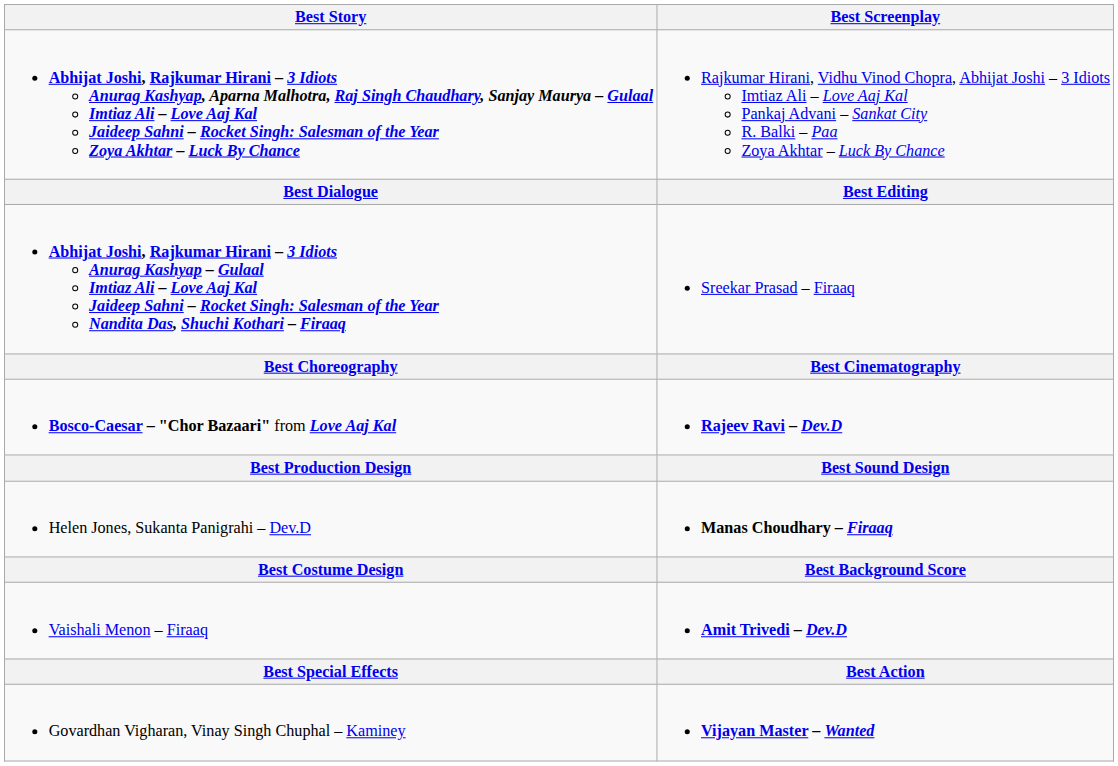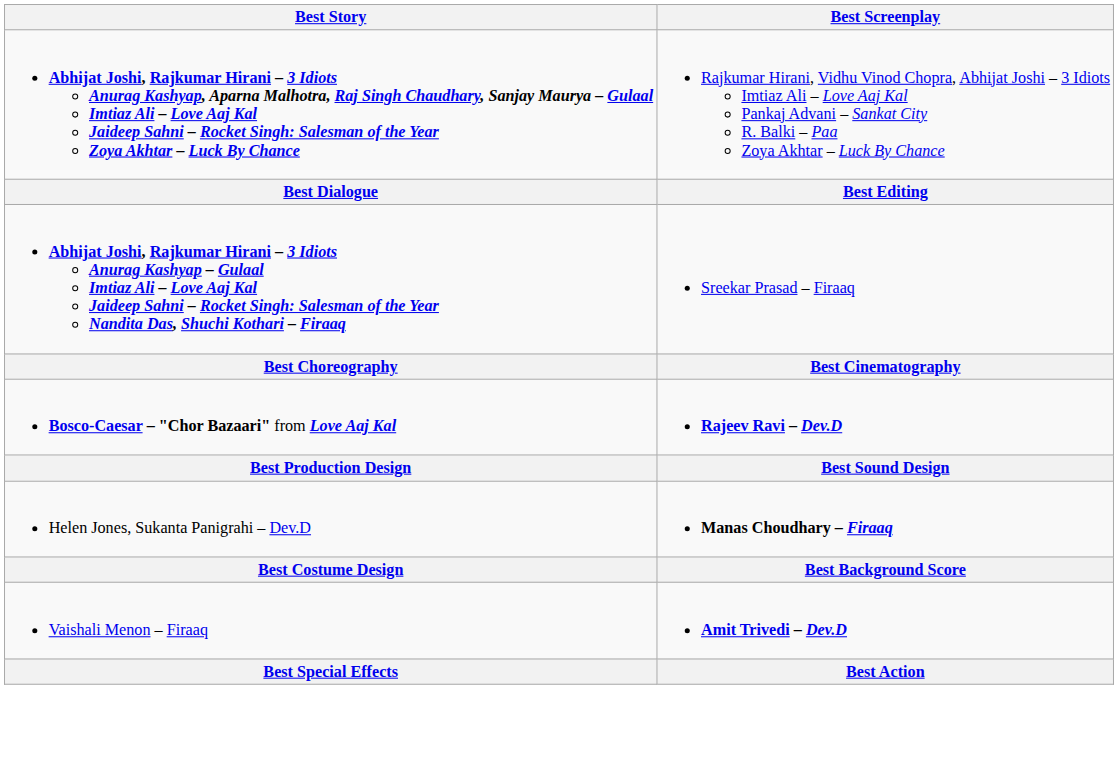- row: (331, 732)
